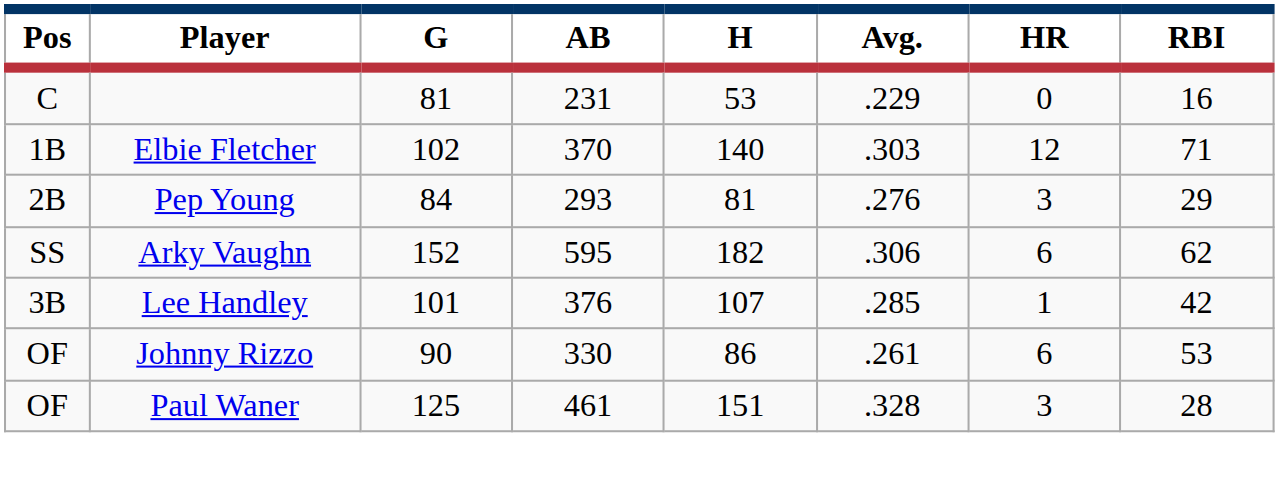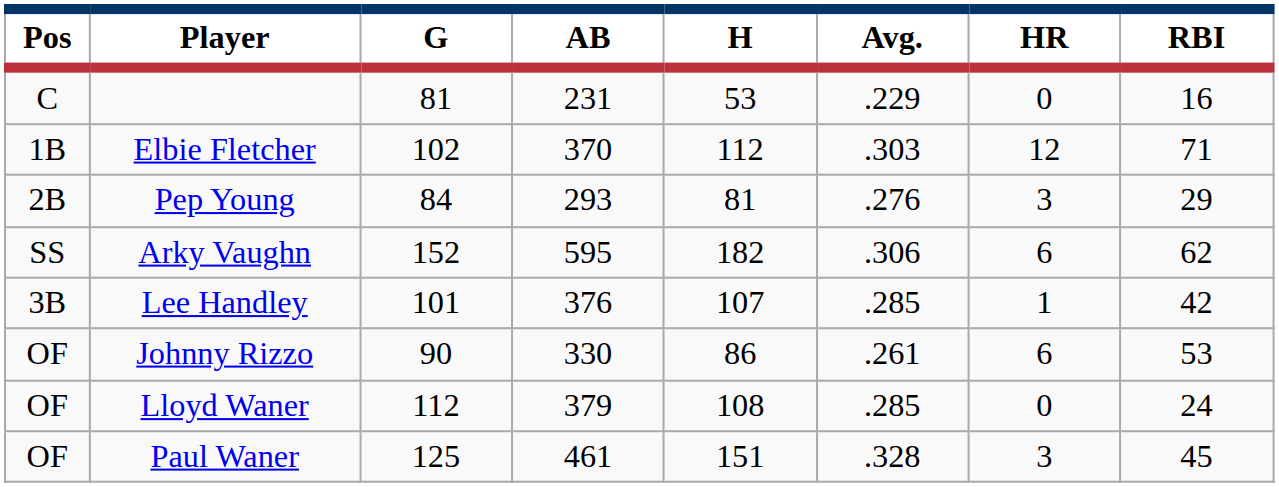(740, 148) 140 -> (740, 148) 112
+ row: (225, 405)
(1196, 405) 28 -> (1196, 456) 45
